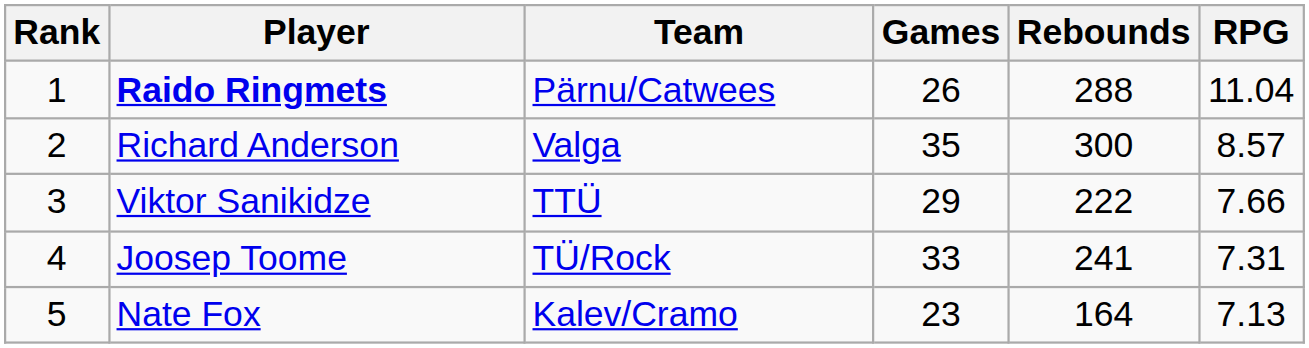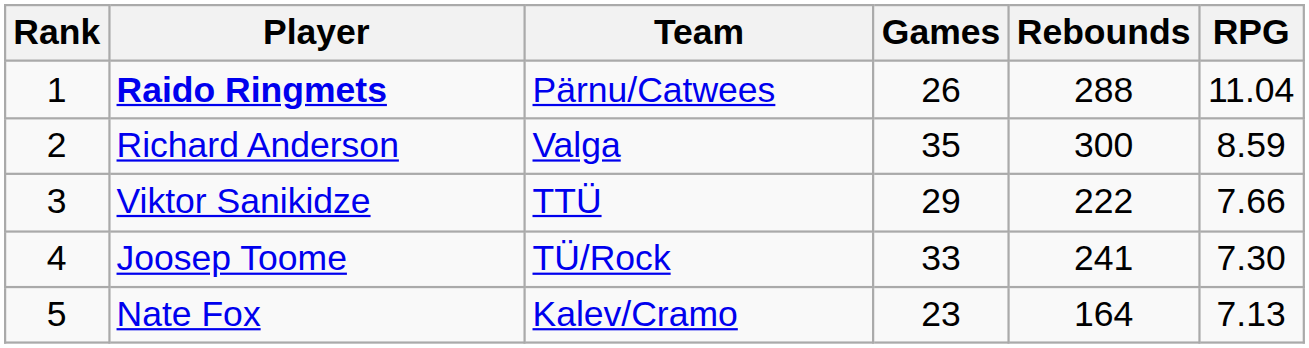(1251, 145) 8.57 -> (1251, 145) 8.59
(1251, 257) 7.31 -> (1251, 257) 7.30
